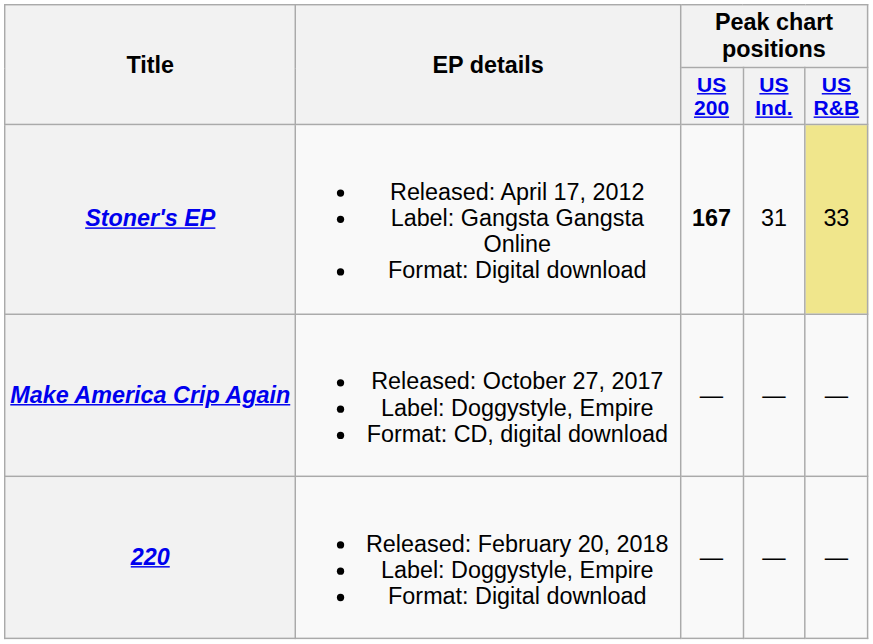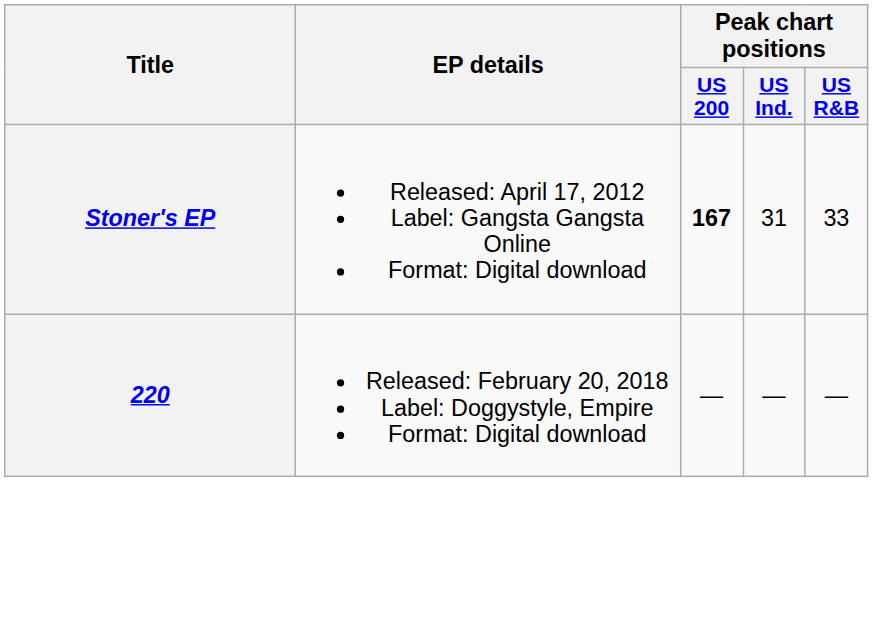(836, 218) khaki background -> (836, 218) no background
- row: (150, 394)
